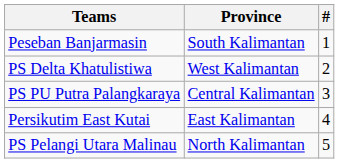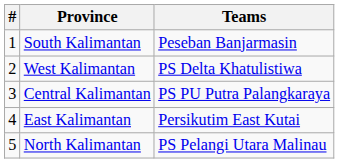columns swapped: (326, 17) <-> (94, 17)
